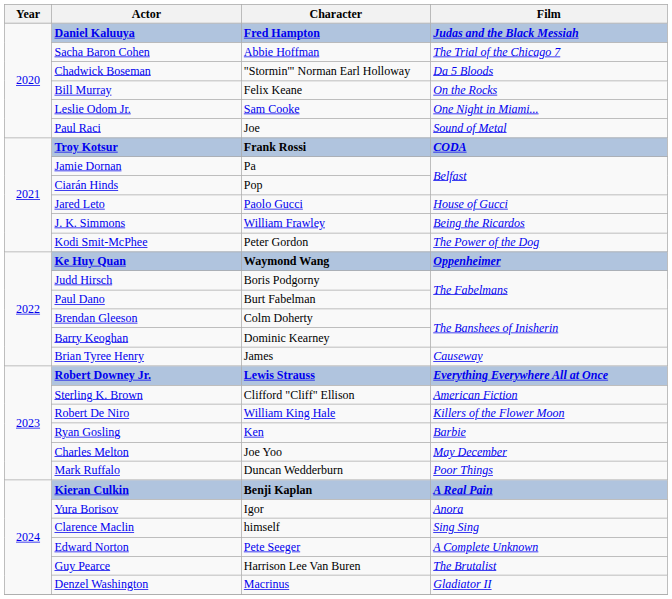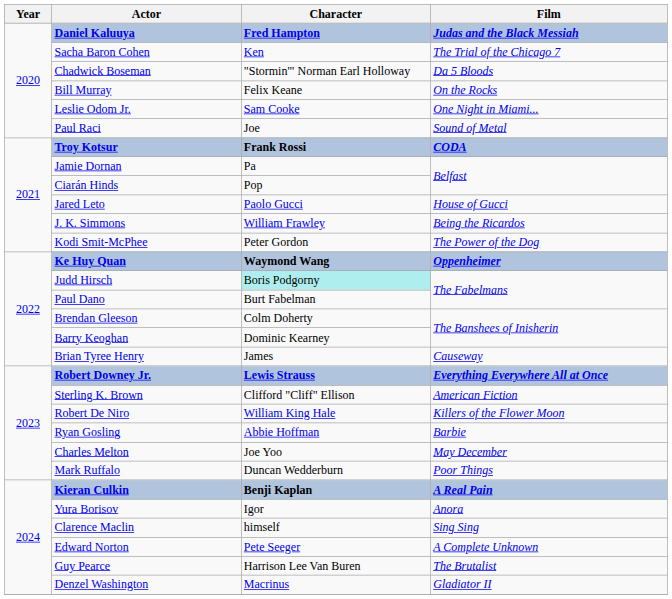(282, 52) Abbie Hoffman -> (254, 52) Ken
(282, 280) no background -> (282, 280) paleturquoise background
(254, 432) Ken -> (282, 432) Abbie Hoffman
